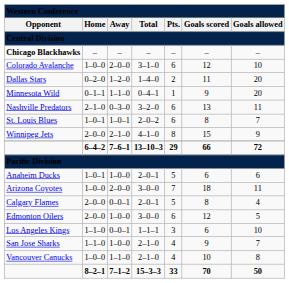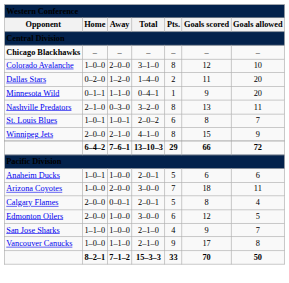(173, 65) 6 -> (173, 65) 8
(173, 106) 6 -> (173, 106) 8
- row: (38, 229)
(173, 257) 4 -> (173, 243) 9
(207, 257) 10 -> (207, 243) 17
